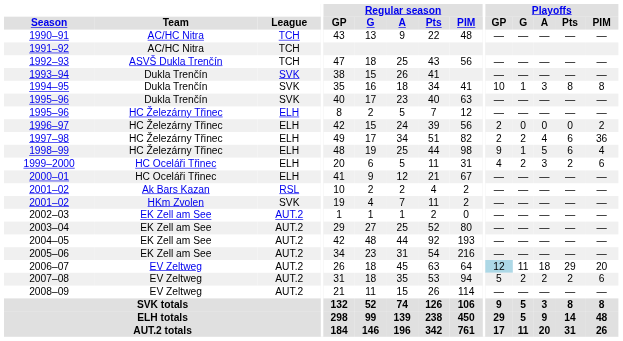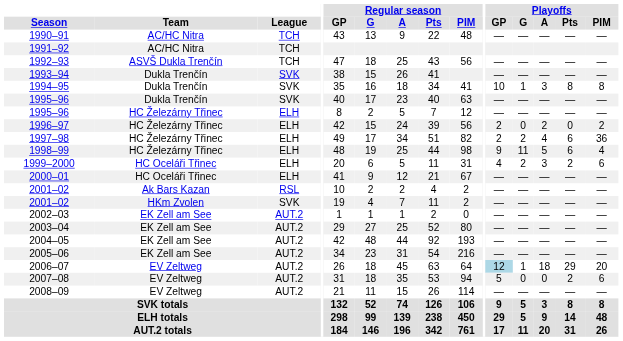(544, 125) 0 -> (544, 125) 2
(523, 151) 1 -> (523, 151) 11
(523, 266) 11 -> (523, 266) 1
(523, 279) 2 -> (523, 279) 0
(544, 279) 2 -> (544, 279) 0
